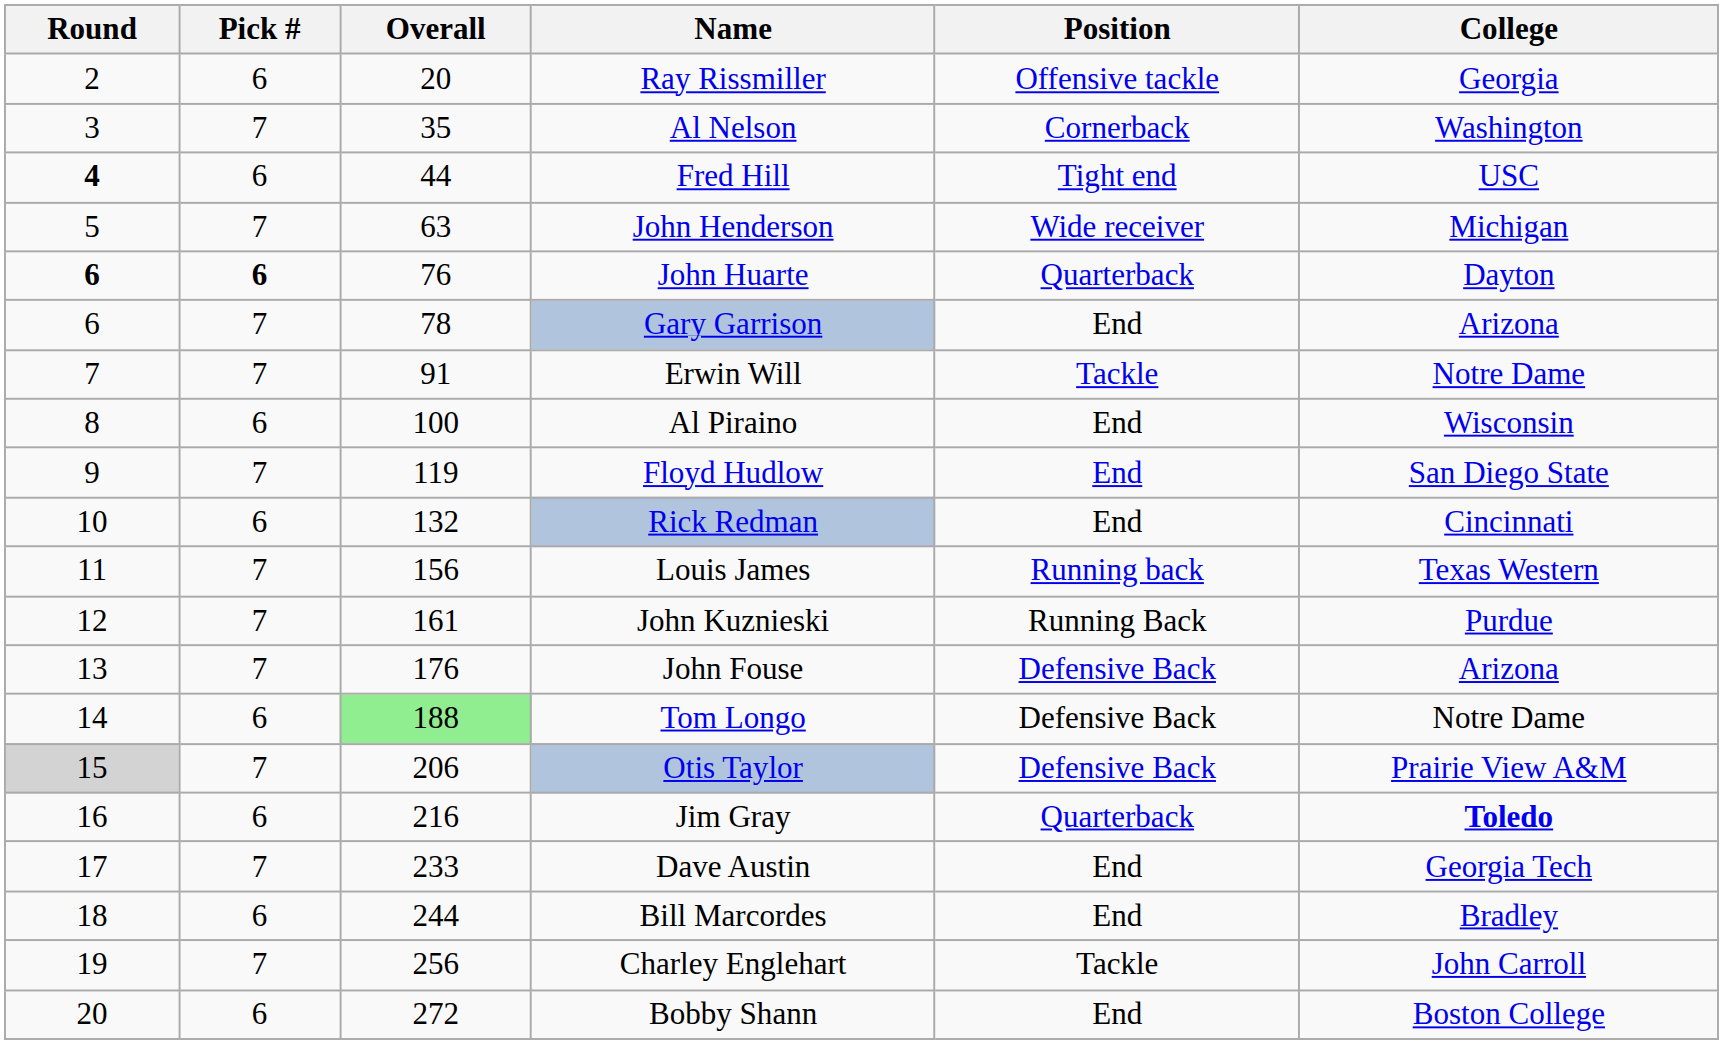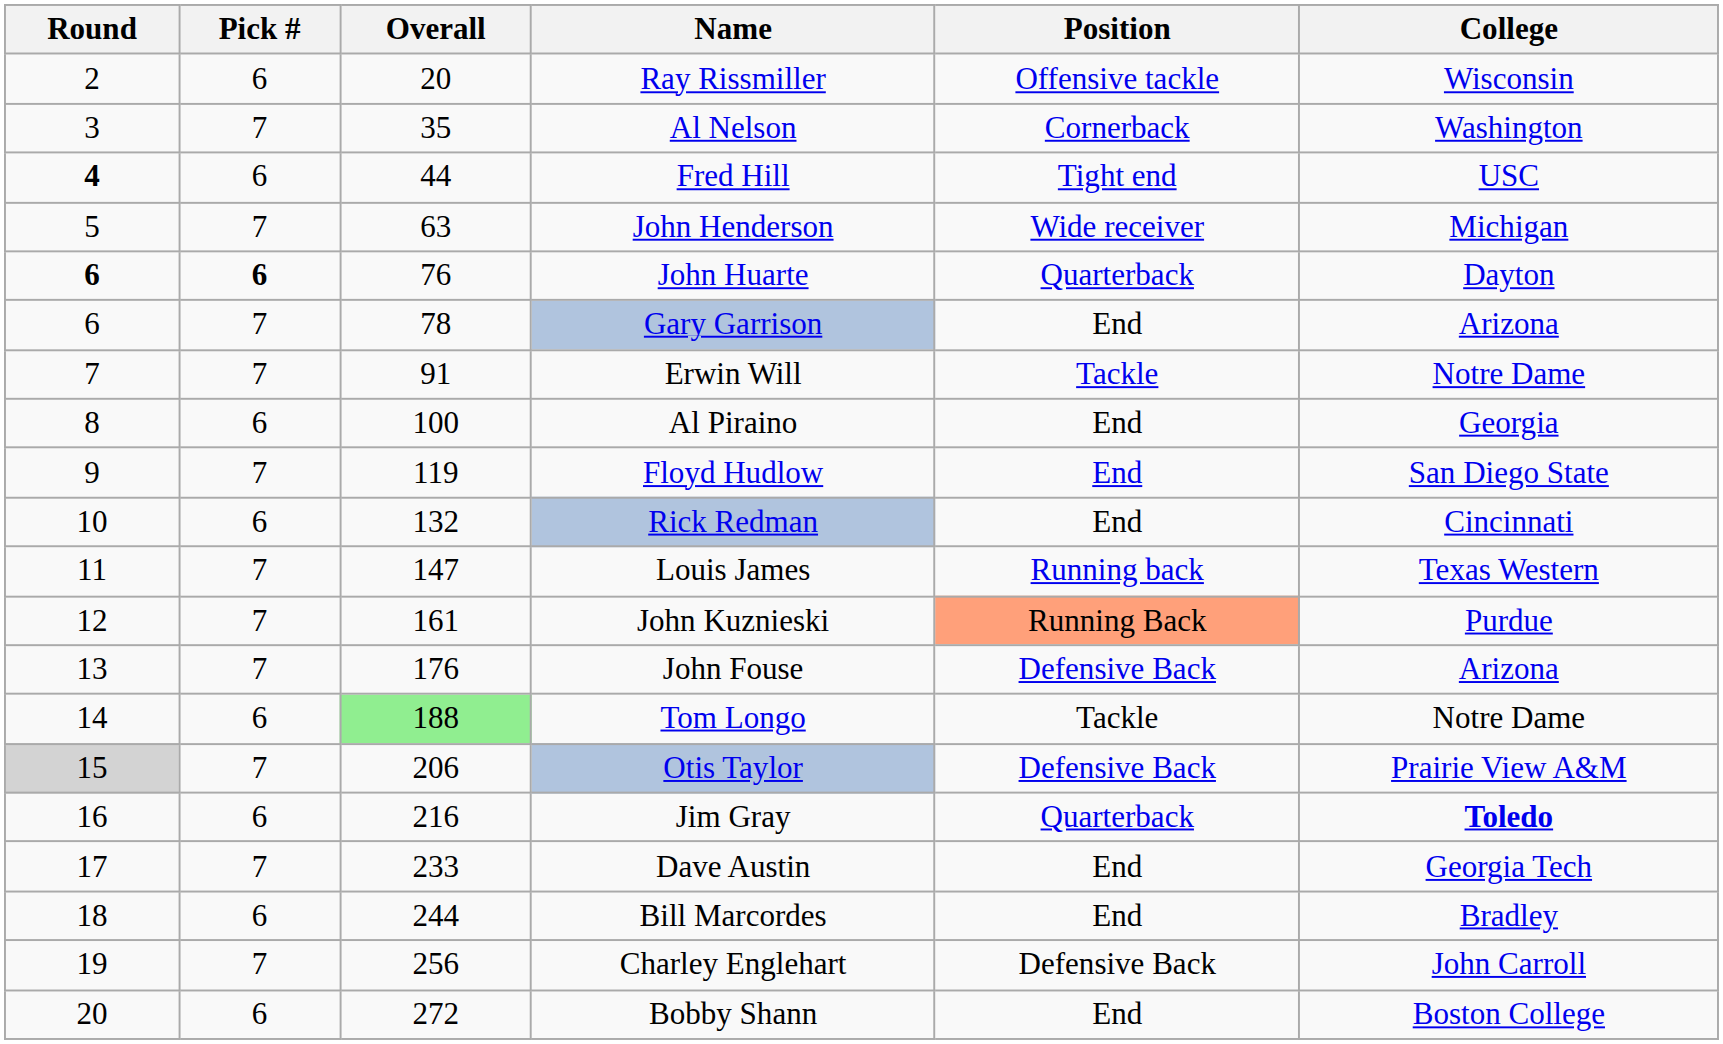(1509, 78) Georgia -> (1509, 78) Wisconsin
(1509, 422) Wisconsin -> (1509, 422) Georgia
(436, 570) 156 -> (436, 570) 147
(1117, 619) no background -> (1117, 619) lightsalmon background
(1117, 718) Defensive Back -> (1117, 718) Tackle
(1117, 964) Tackle -> (1117, 964) Defensive Back
